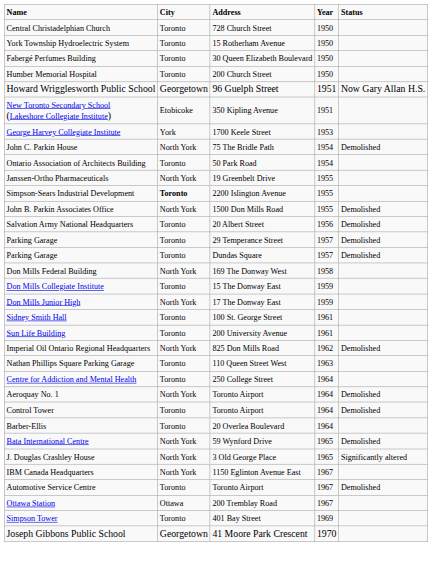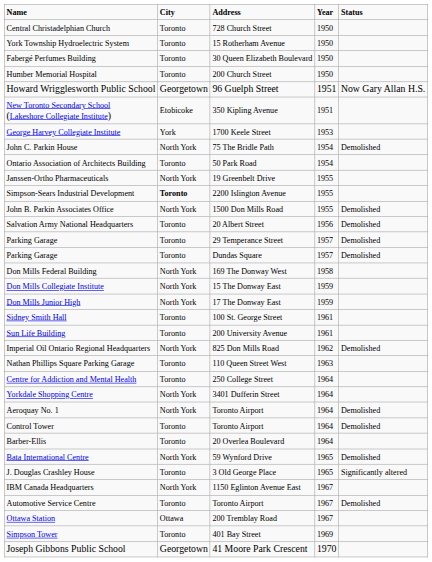(173, 286) Toronto -> (178, 286) North York
+ row: (50, 395)
(178, 457) North York -> (173, 472) Toronto
